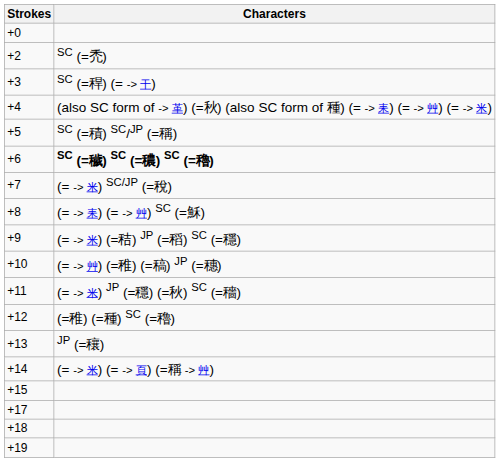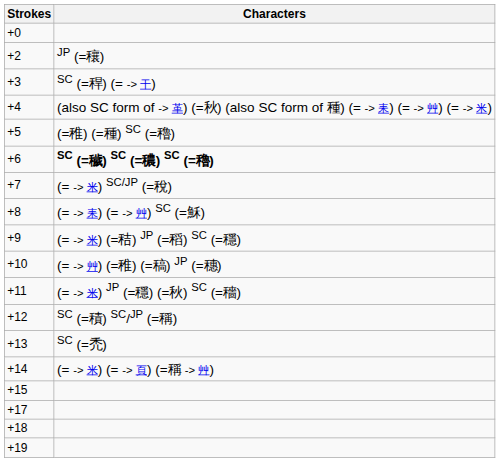(82, 55) SC (=禿) -> (81, 55) JP (=穰)
(117, 132) SC (=積) SC/JP (=稱) -> (116, 132) (=稚) (=種) SC (=穭)
(116, 317) (=稚) (=種) SC (=穭) -> (117, 317) SC (=積) SC/JP (=稱)
(81, 343) JP (=穰) -> (82, 343) SC (=禿)
